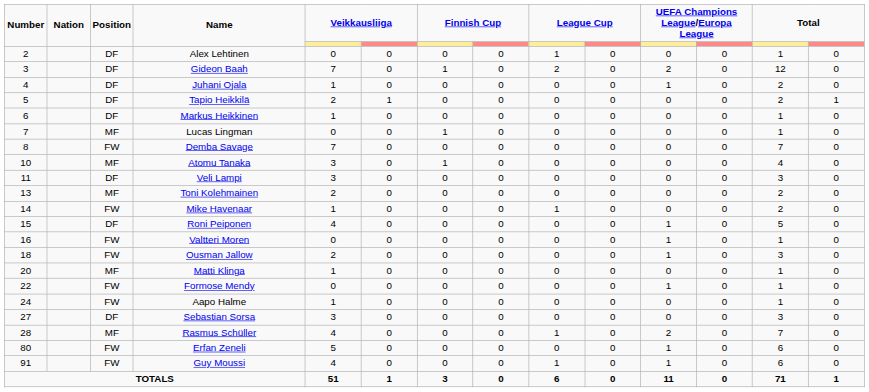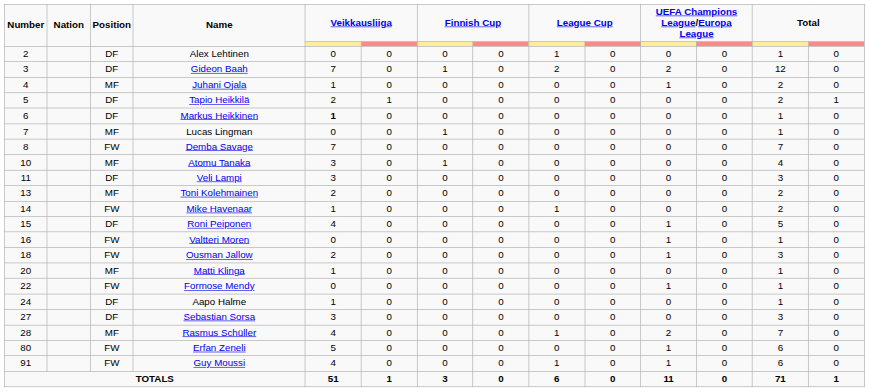(112, 85) DF -> (112, 85) MF
(333, 116) normal -> (333, 116) bold
(112, 301) FW -> (112, 301) DF
